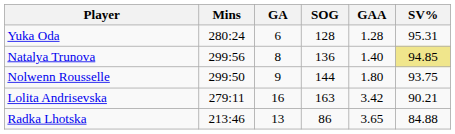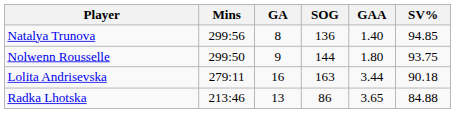- row: (33, 35)
(423, 56) khaki background -> (423, 35) no background
(372, 98) 3.42 -> (372, 77) 3.44
(423, 98) 90.21 -> (423, 77) 90.18
